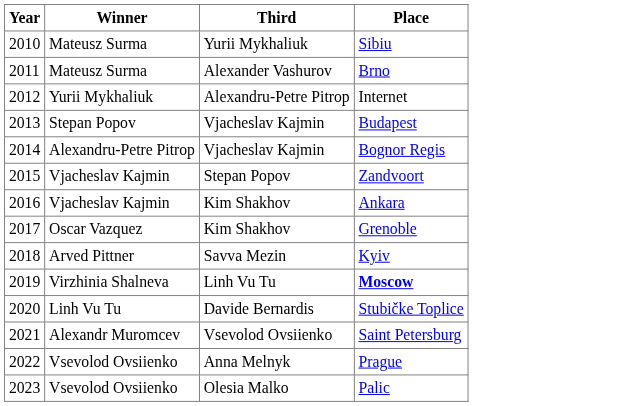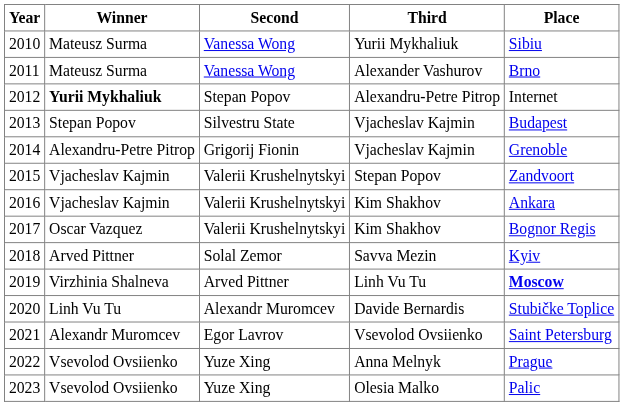+ column: (275, 17)
(101, 97) normal -> (105, 97) bold
(402, 150) Bognor Regis -> (538, 150) Grenoble
(388, 229) Grenoble -> (552, 229) Bognor Regis
